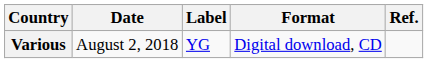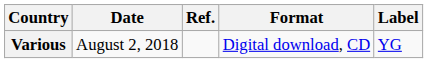columns swapped: (206, 17) <-> (404, 17)
